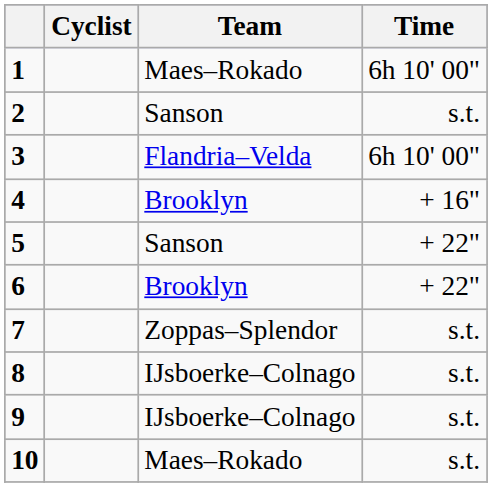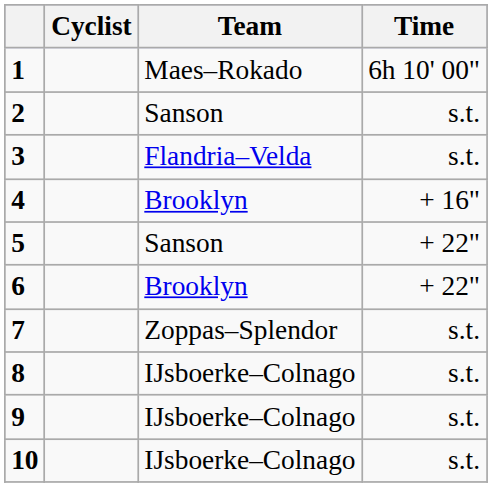(424, 156) 6h 10' 00" -> (464, 156) s.t.
(223, 460) Maes–Rokado -> (250, 460) IJsboerke–Colnago
